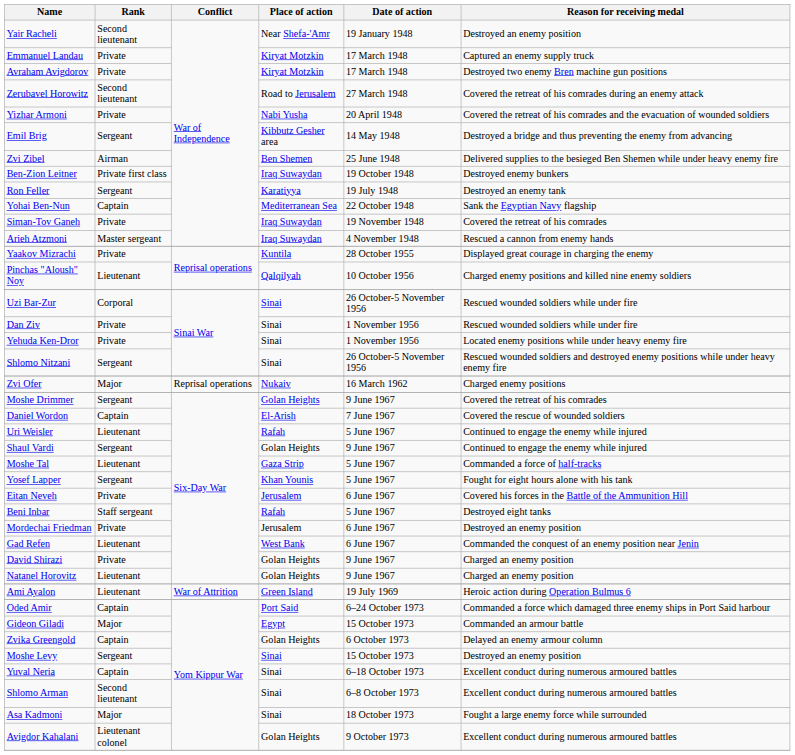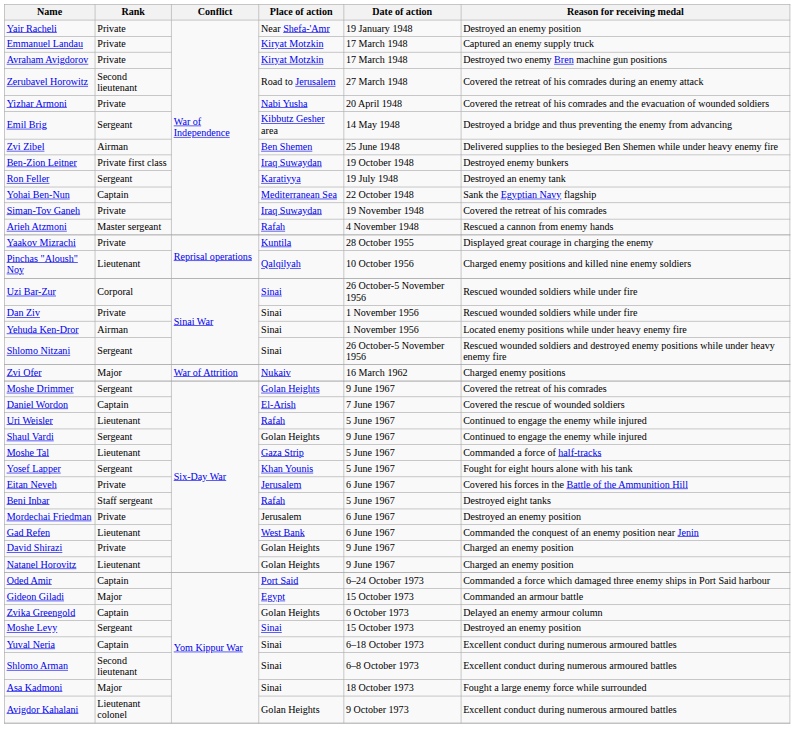(117, 34) Second lieutenant -> (112, 28) Private
(291, 238) Iraq Suwaydan -> (273, 227) Rafah
(112, 340) Private -> (113, 329) Airman
(213, 384) Reprisal operations -> (206, 372) War of Attrition
- row: (31, 592)
